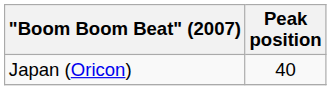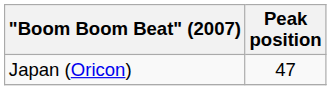(286, 69) 40 -> (286, 69) 47
